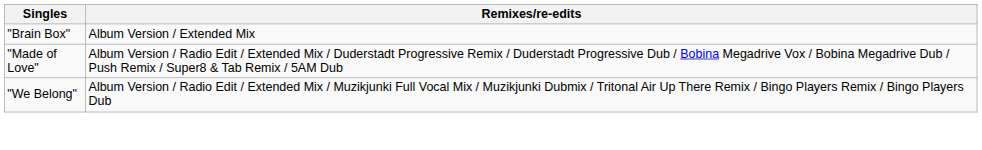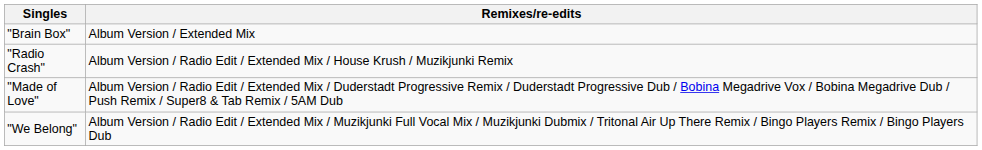+ row: (26, 61)
